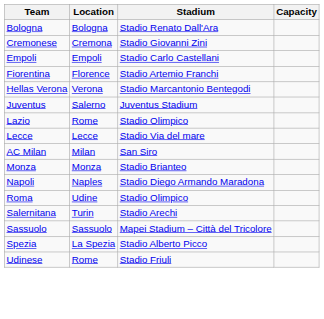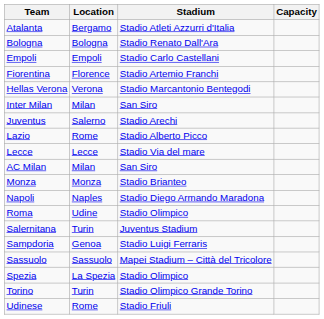+ row: (24, 27)
- row: (32, 43)
+ row: (29, 105)
(159, 105) Juventus Stadium -> (148, 120) Stadio Arechi
(154, 120) Stadio Olimpico -> (163, 136) Stadio Alberto Picco
(148, 213) Stadio Arechi -> (159, 228) Juventus Stadium
+ row: (30, 244)
(163, 244) Stadio Alberto Picco -> (154, 275) Stadio Olimpico
+ row: (20, 290)
